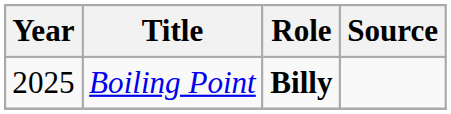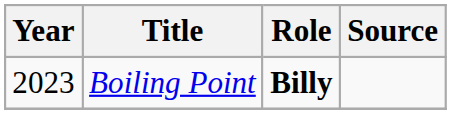(43, 81) 2025 -> (43, 81) 2023
